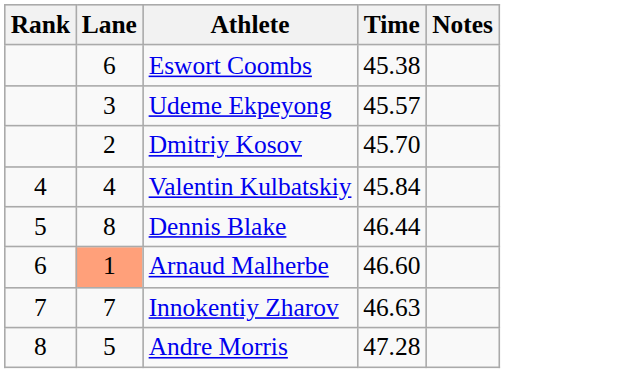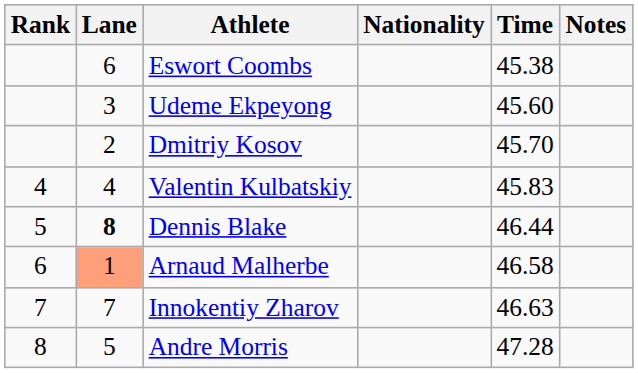+ column: (424, 24)
(392, 105) 45.57 -> (525, 105) 45.60
(392, 186) 45.84 -> (525, 186) 45.83
(109, 226) normal -> (109, 226) bold
(392, 266) 46.60 -> (525, 266) 46.58
